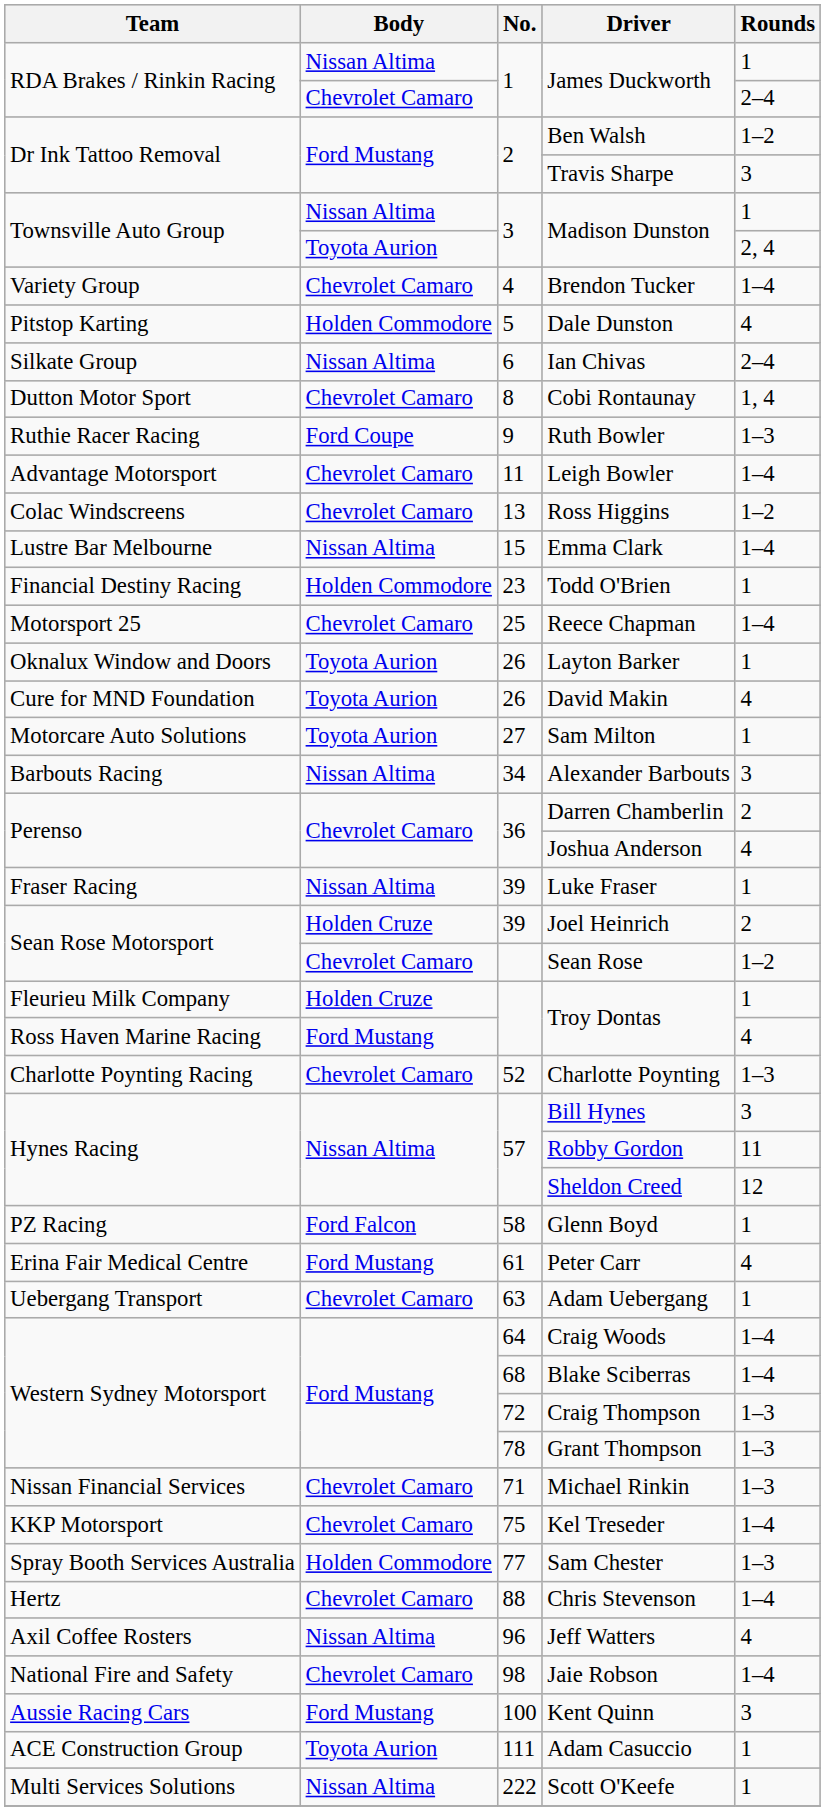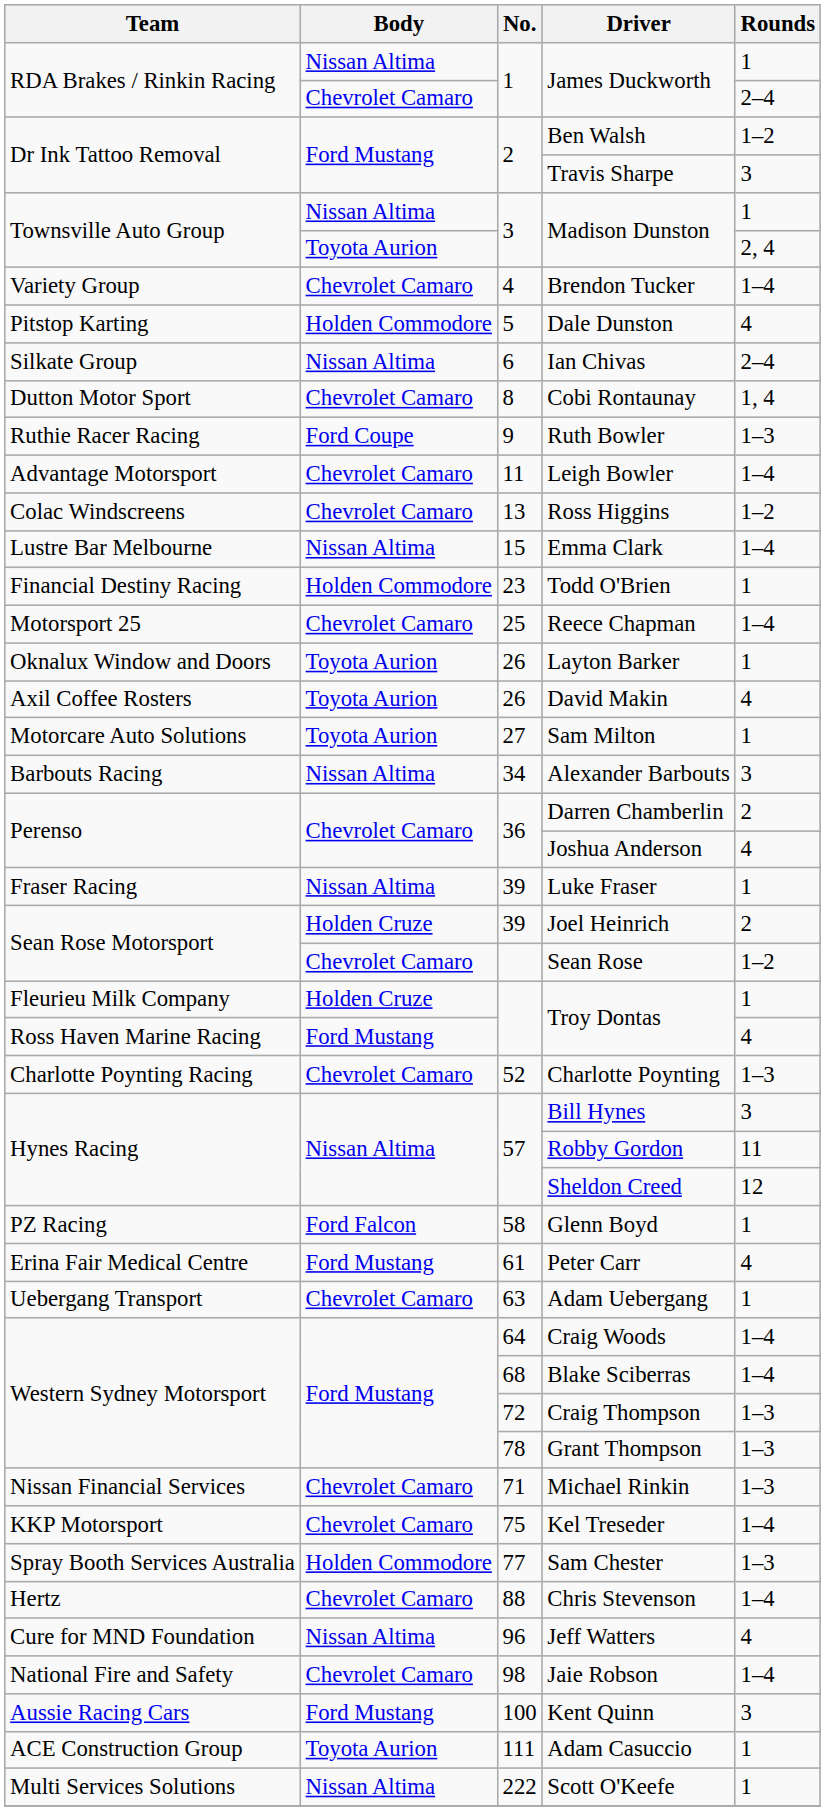(132, 699) Cure for MND Foundation -> (101, 699) Axil Coffee Rosters
(101, 1637) Axil Coffee Rosters -> (132, 1637) Cure for MND Foundation
